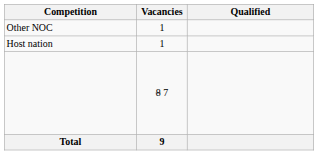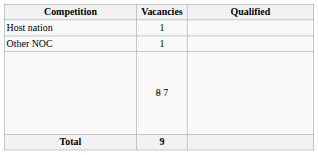rows swapped: (30, 43) <-> (30, 28)
